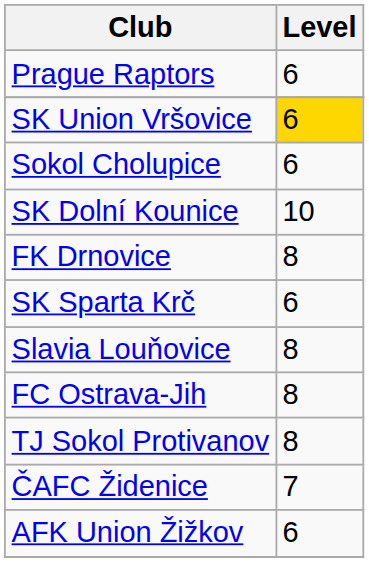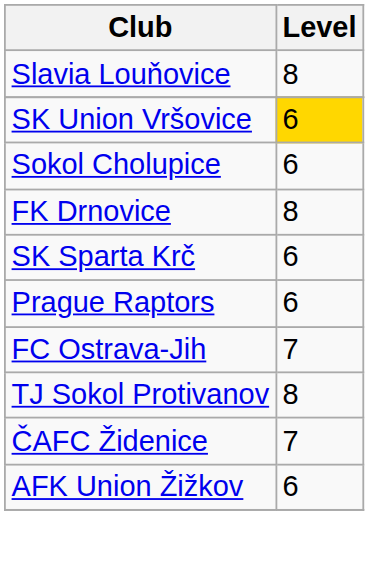rows swapped: (113, 73) <-> (121, 348)
- row: (125, 211)
(291, 394) 8 -> (291, 348) 7
